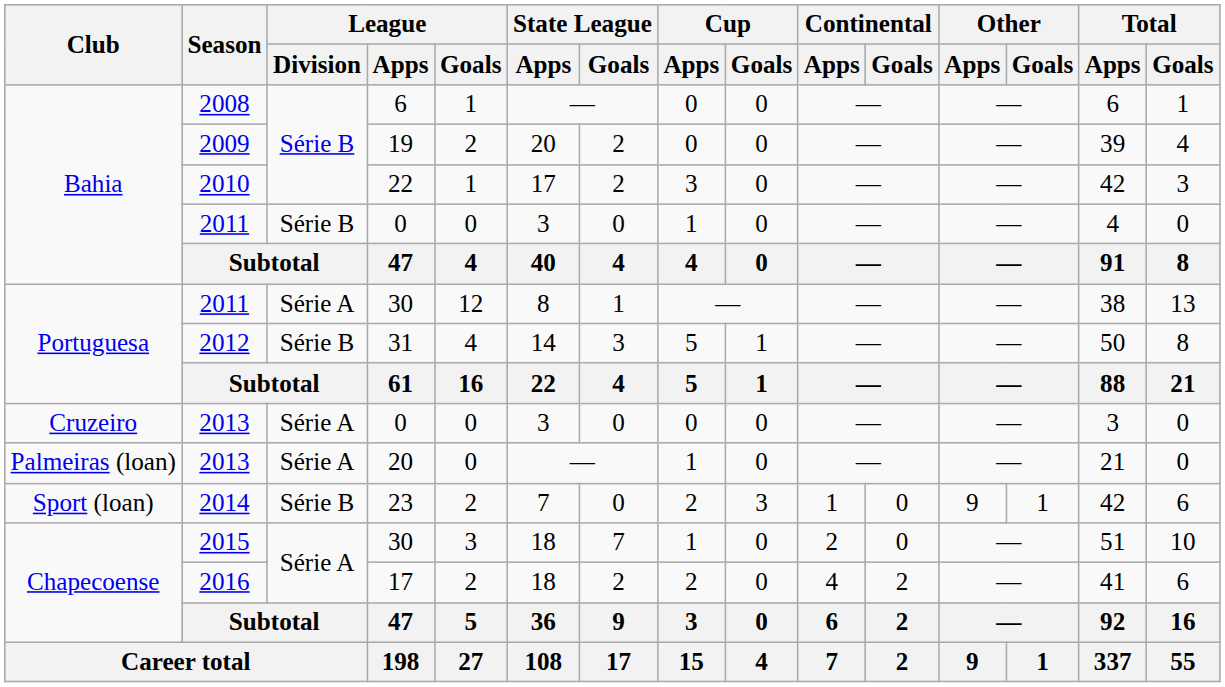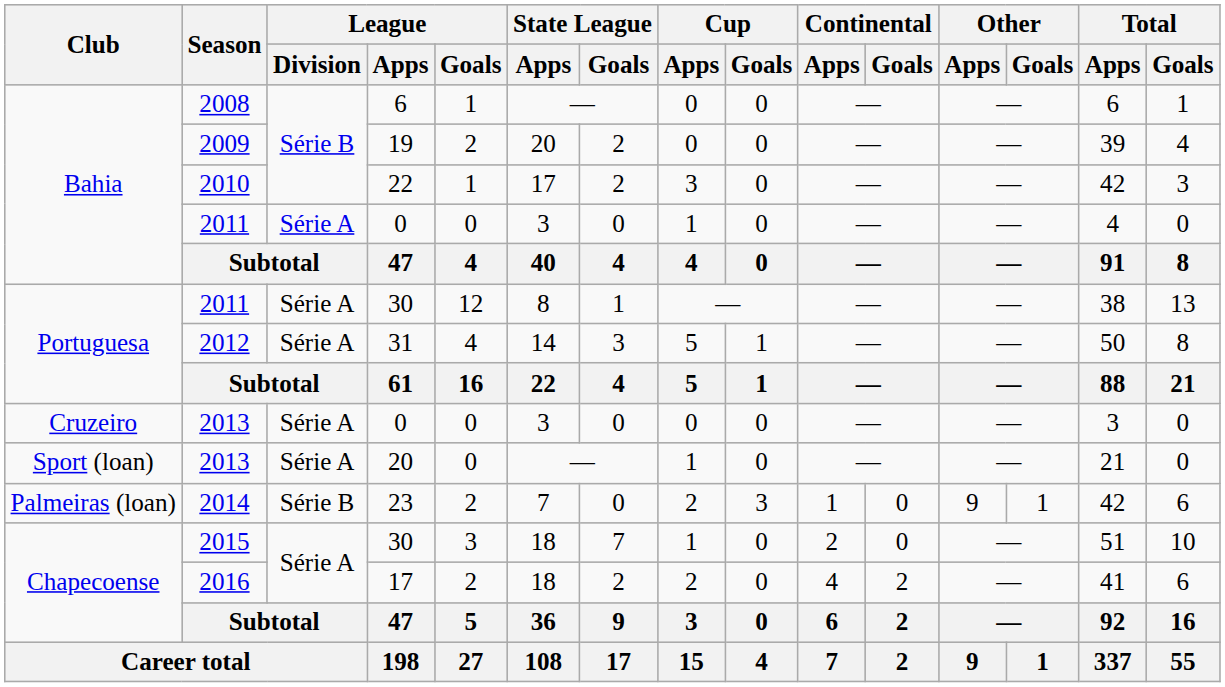(317, 223) Série B -> (317, 223) Série A
(317, 343) Série B -> (317, 343) Série A
(93, 462) Palmeiras (loan) -> (93, 462) Sport (loan)
(93, 502) Sport (loan) -> (93, 502) Palmeiras (loan)
